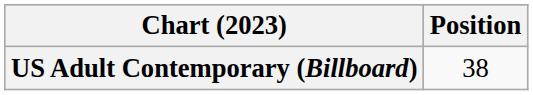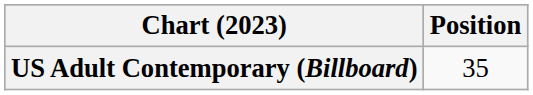(475, 67) 38 -> (475, 67) 35
